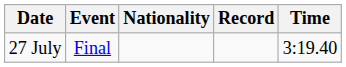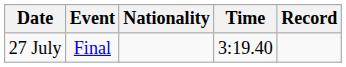columns swapped: (310, 18) <-> (246, 18)
